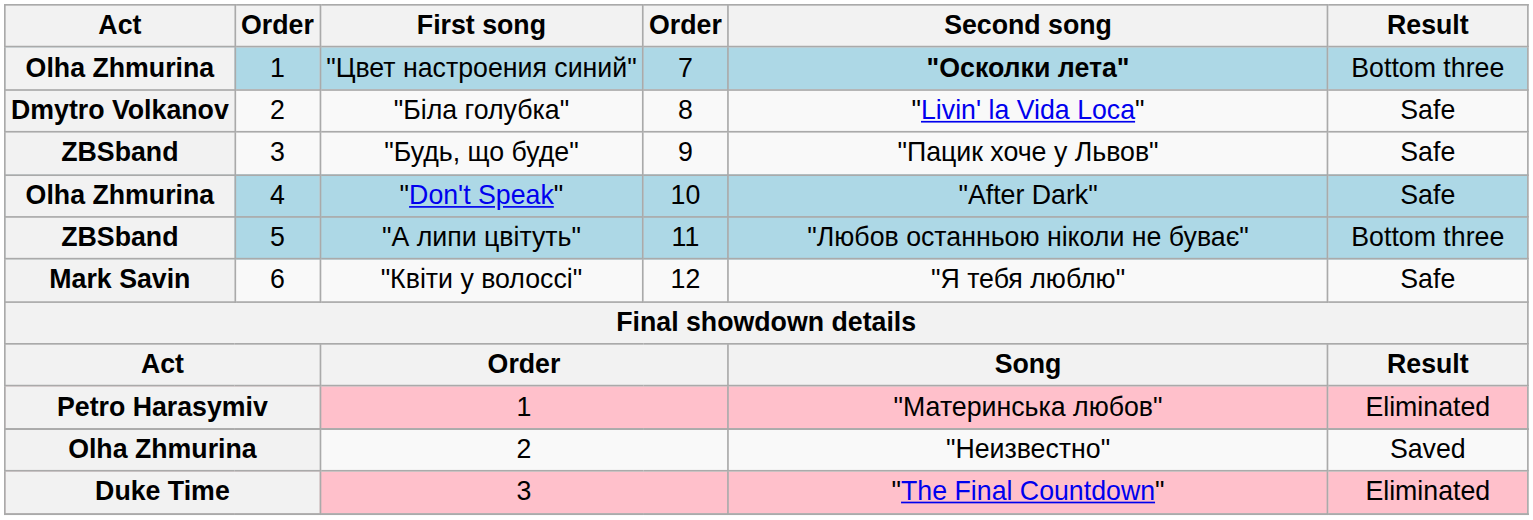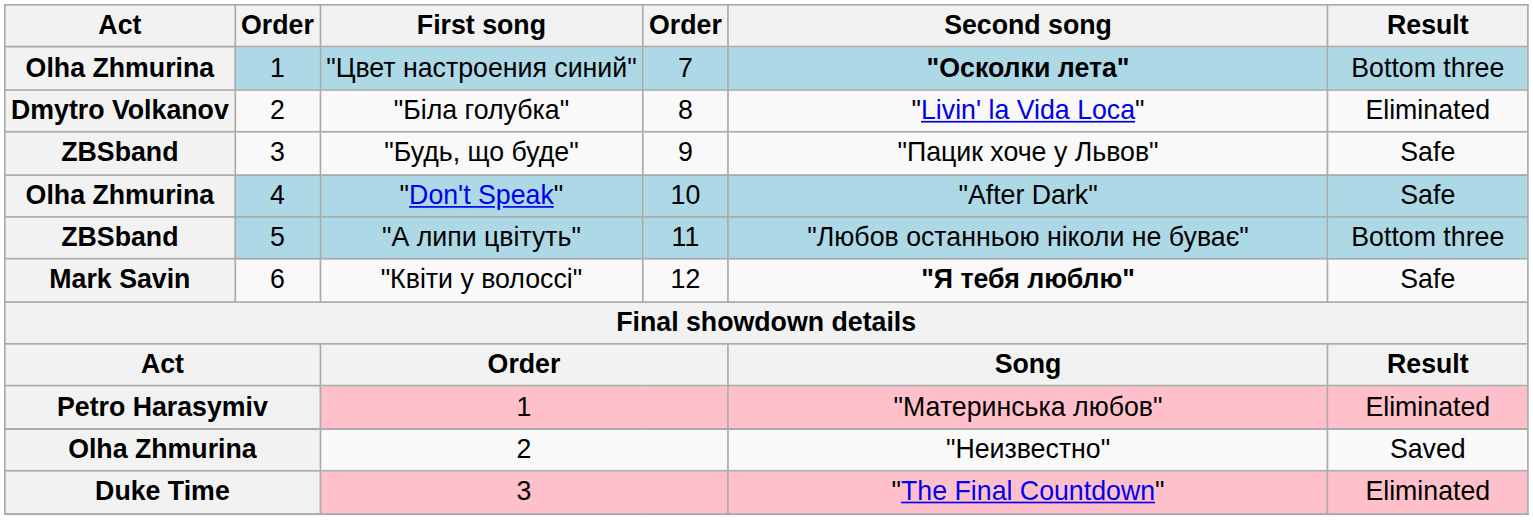(1428, 110) Safe -> (1428, 110) Eliminated
(1028, 279) normal -> (1028, 279) bold
